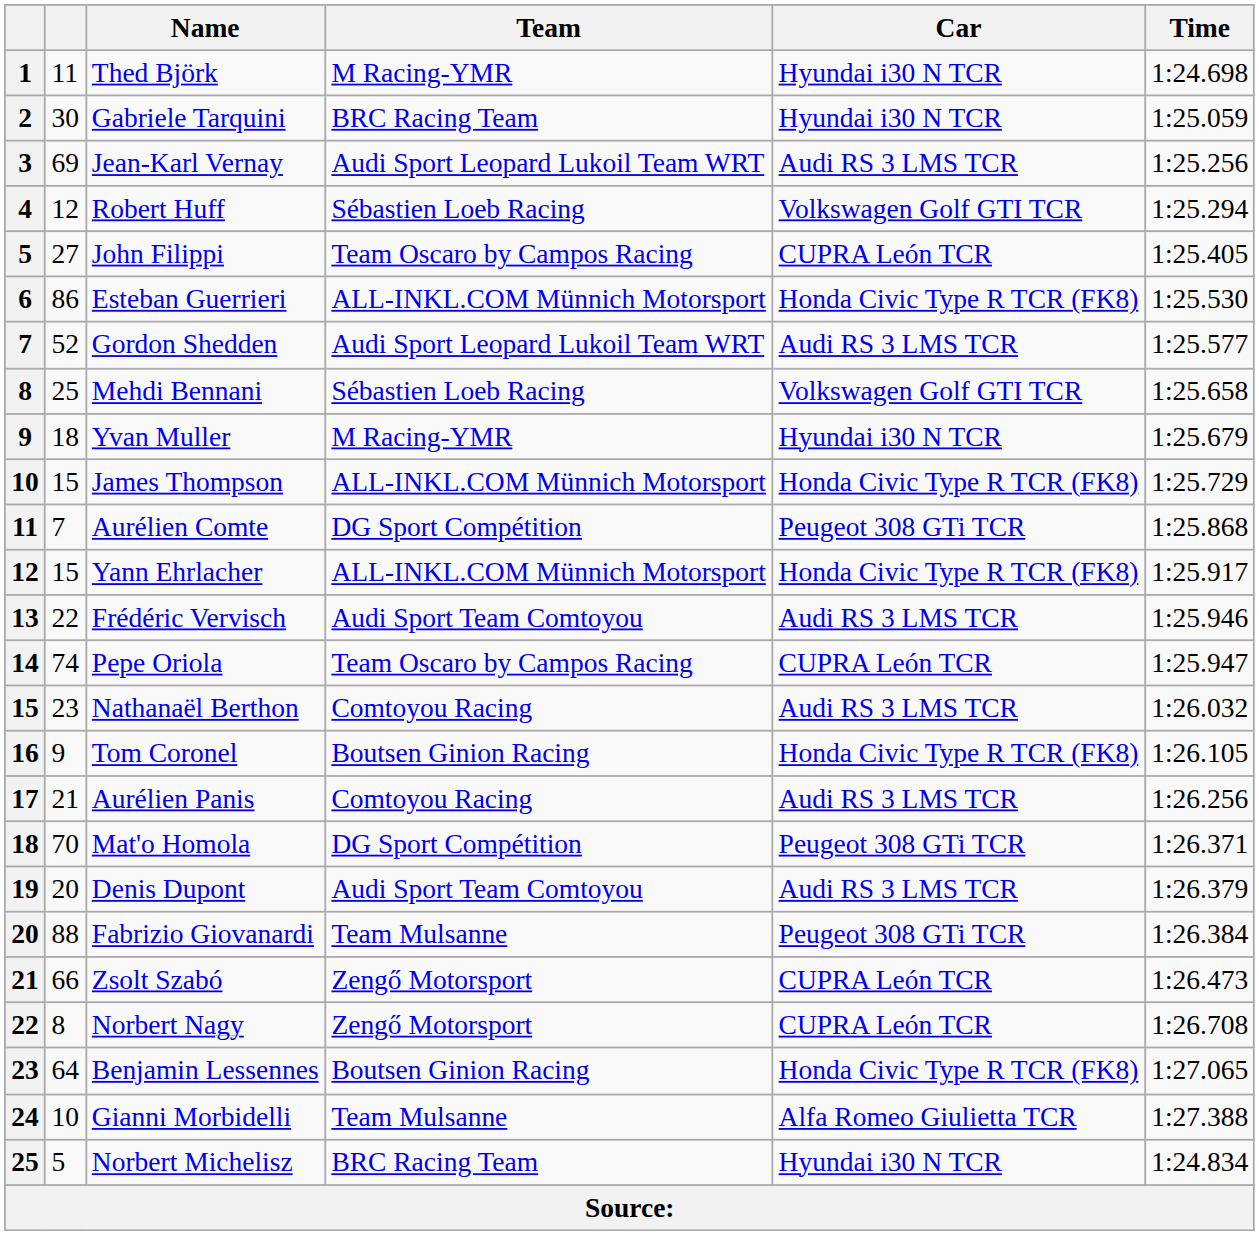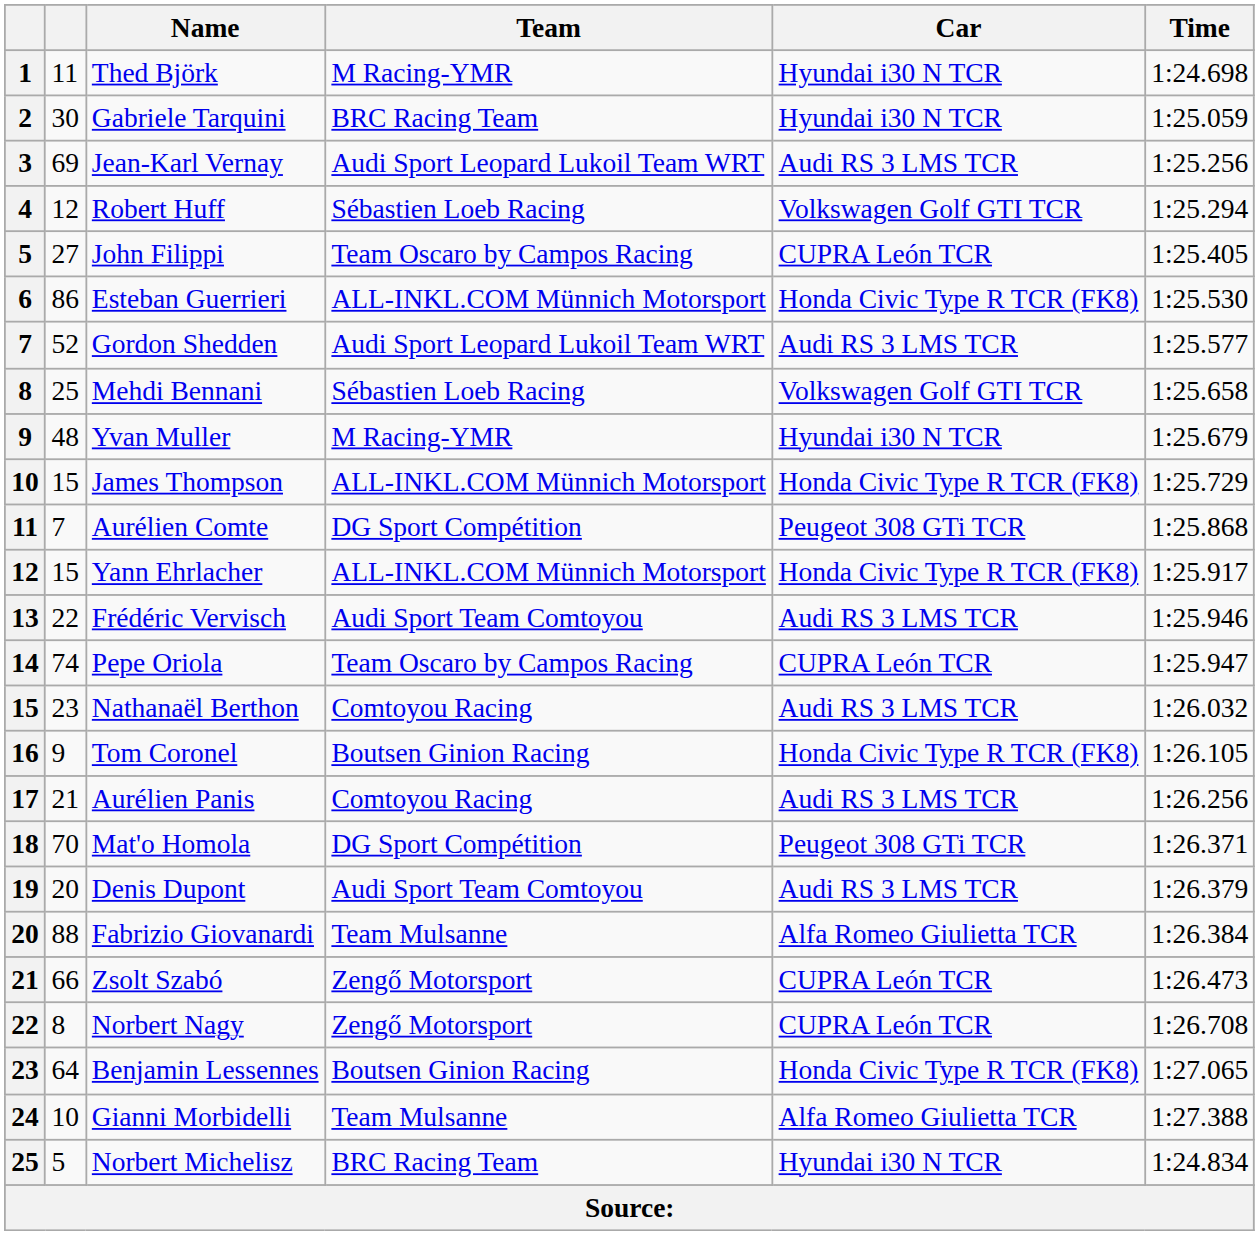(65, 435) 18 -> (65, 435) 48
(902, 934) Peugeot 308 GTi TCR -> (928, 934) Alfa Romeo Giulietta TCR
